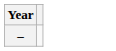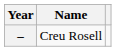+ column: (71, 14)
